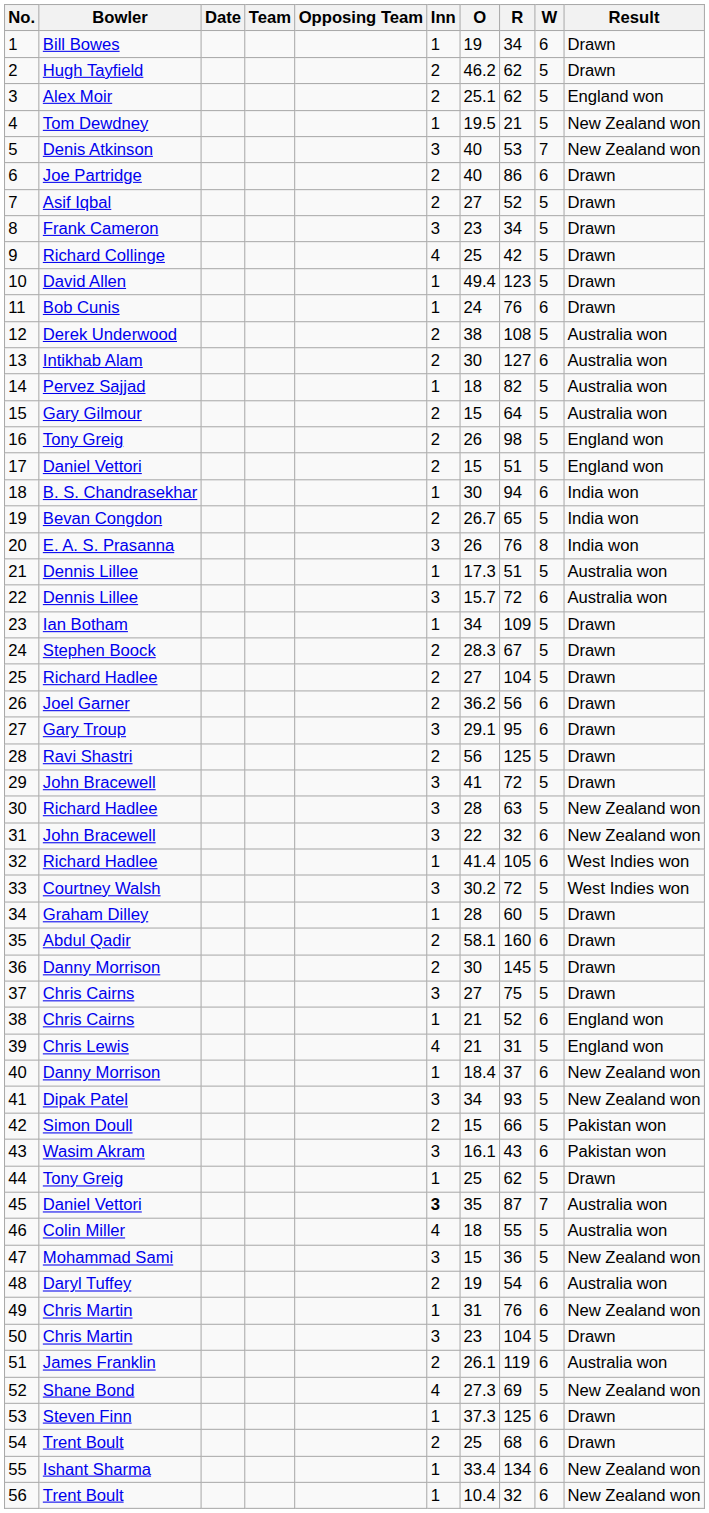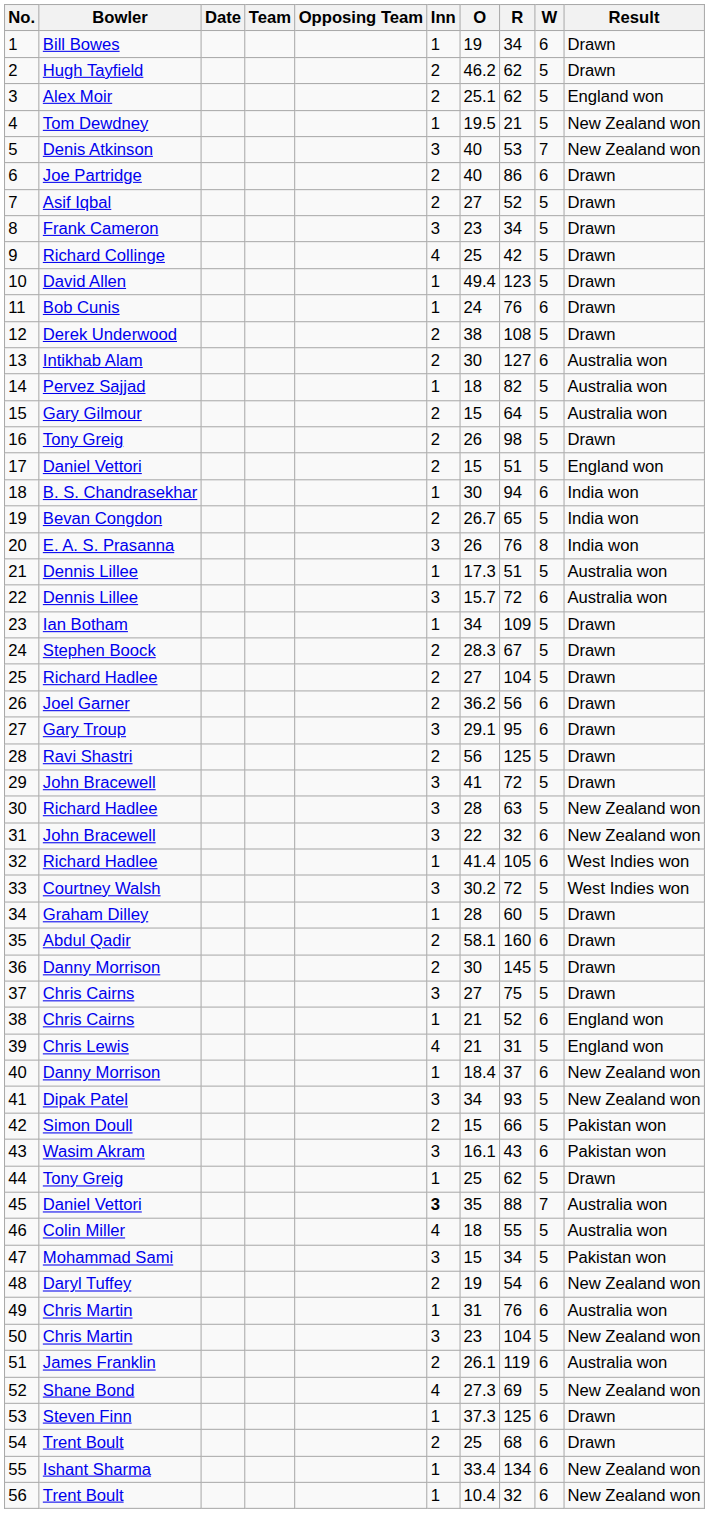(617, 334) Australia won -> (591, 334) Drawn
(616, 439) England won -> (591, 439) Drawn
(513, 1205) 87 -> (513, 1205) 88
(513, 1258) 36 -> (513, 1258) 34
(634, 1258) New Zealand won -> (617, 1258) Pakistan won
(617, 1284) Australia won -> (634, 1284) New Zealand won
(634, 1310) New Zealand won -> (617, 1310) Australia won
(591, 1337) Drawn -> (634, 1337) New Zealand won
